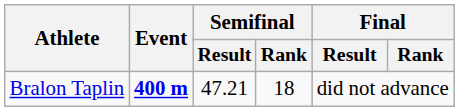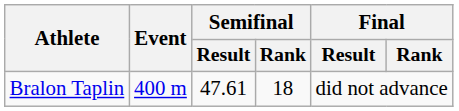(161, 89) bold -> (160, 89) normal
(225, 89) 47.21 -> (223, 89) 47.61
